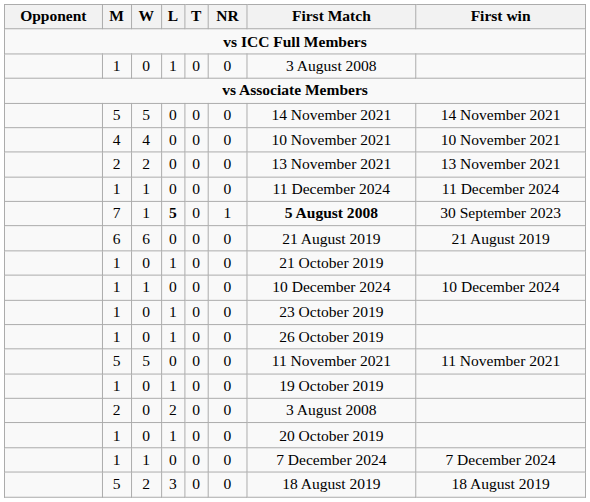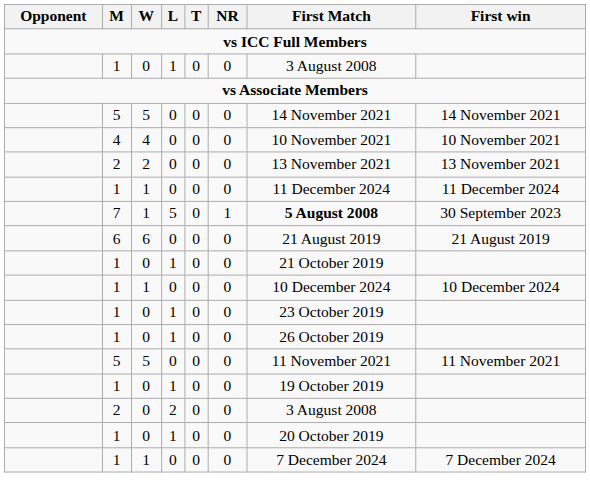(173, 213) bold -> (173, 213) normal
- row: (117, 484)
